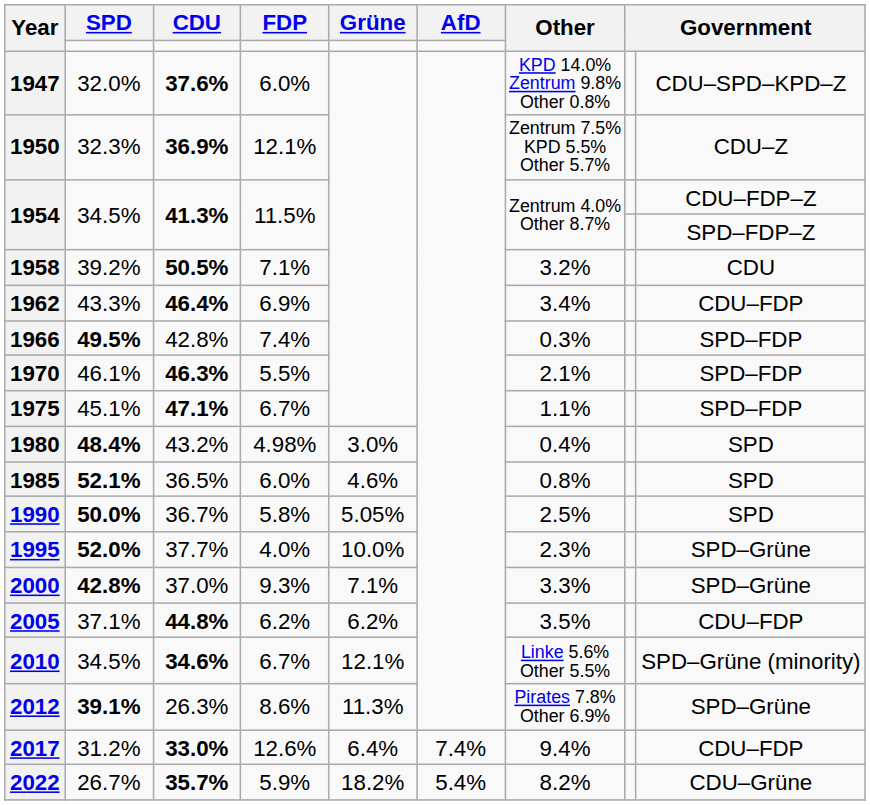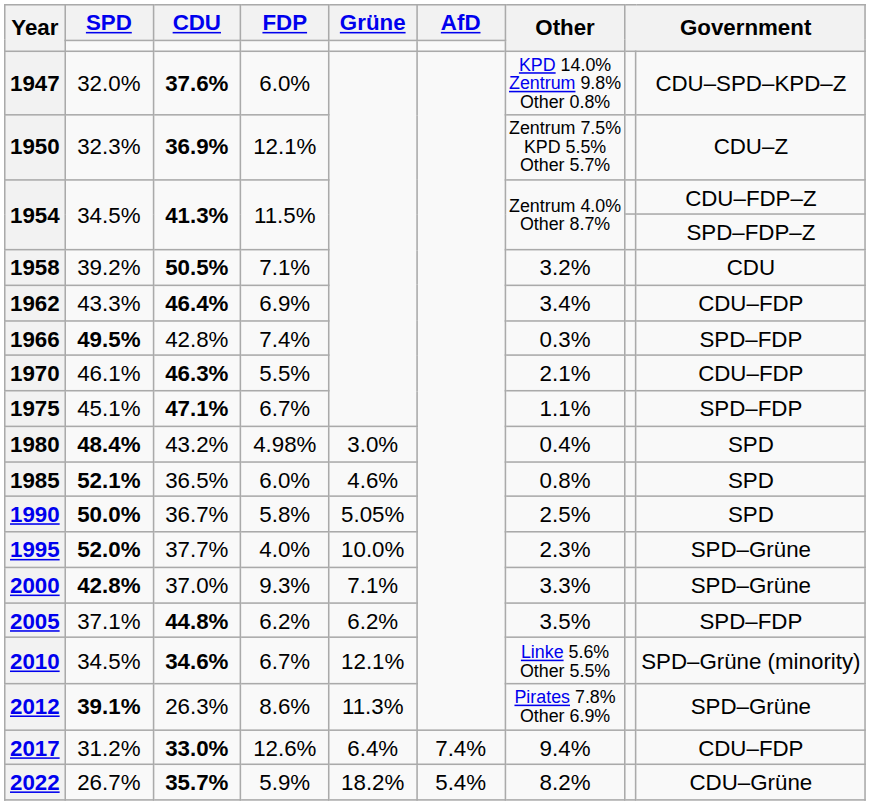(751, 374) SPD–FDP -> (751, 374) CDU–FDP
(751, 621) CDU–FDP -> (751, 621) SPD–FDP
